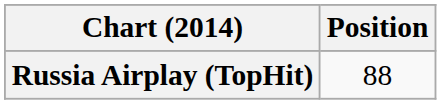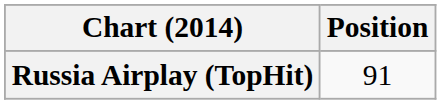(378, 74) 88 -> (378, 74) 91
